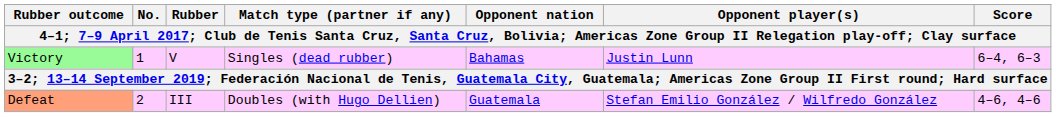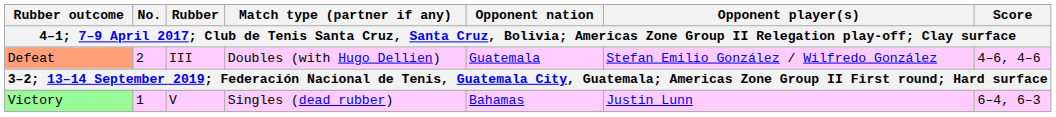rows swapped: (35, 58) <-> (31, 101)
